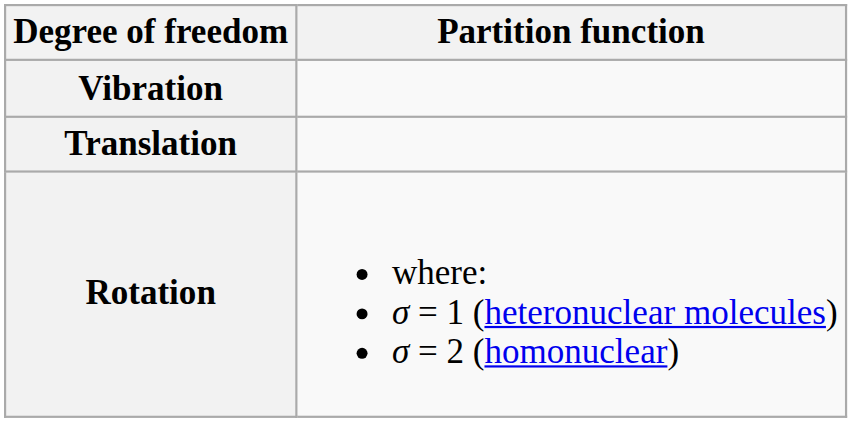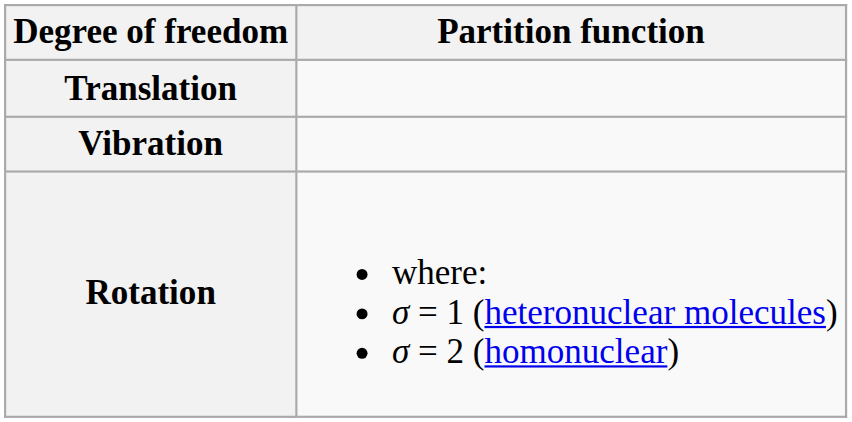rows swapped: (151, 143) <-> (151, 87)
